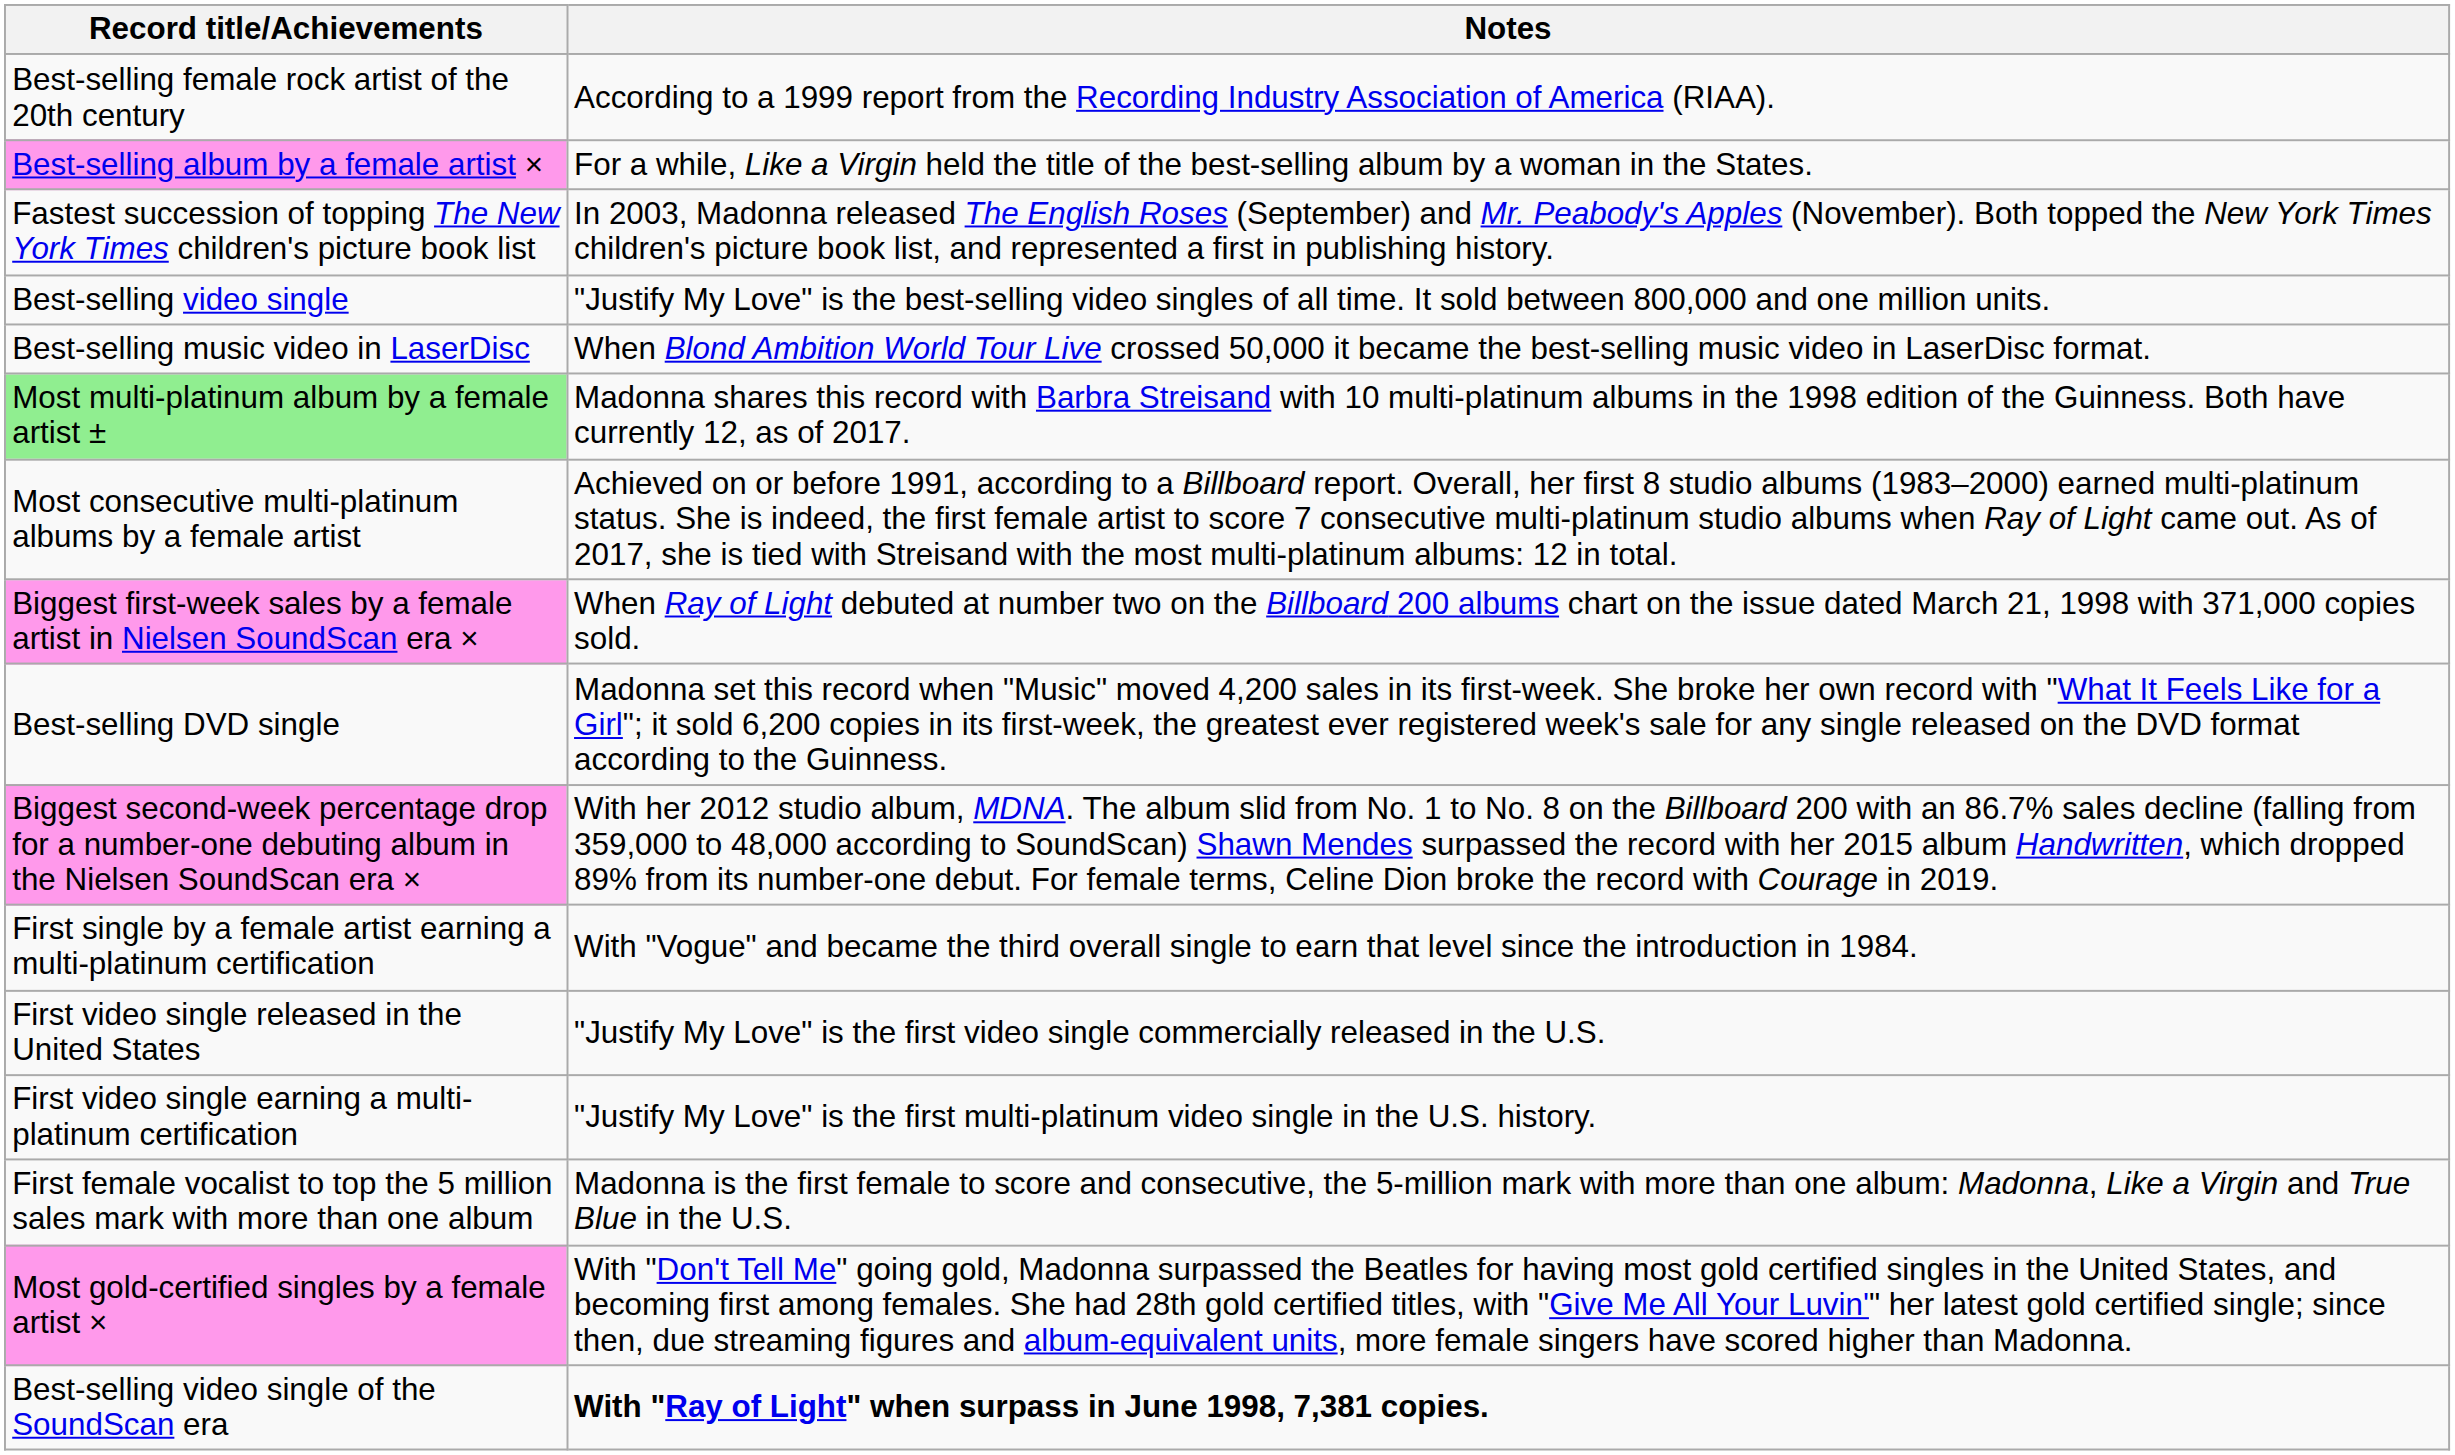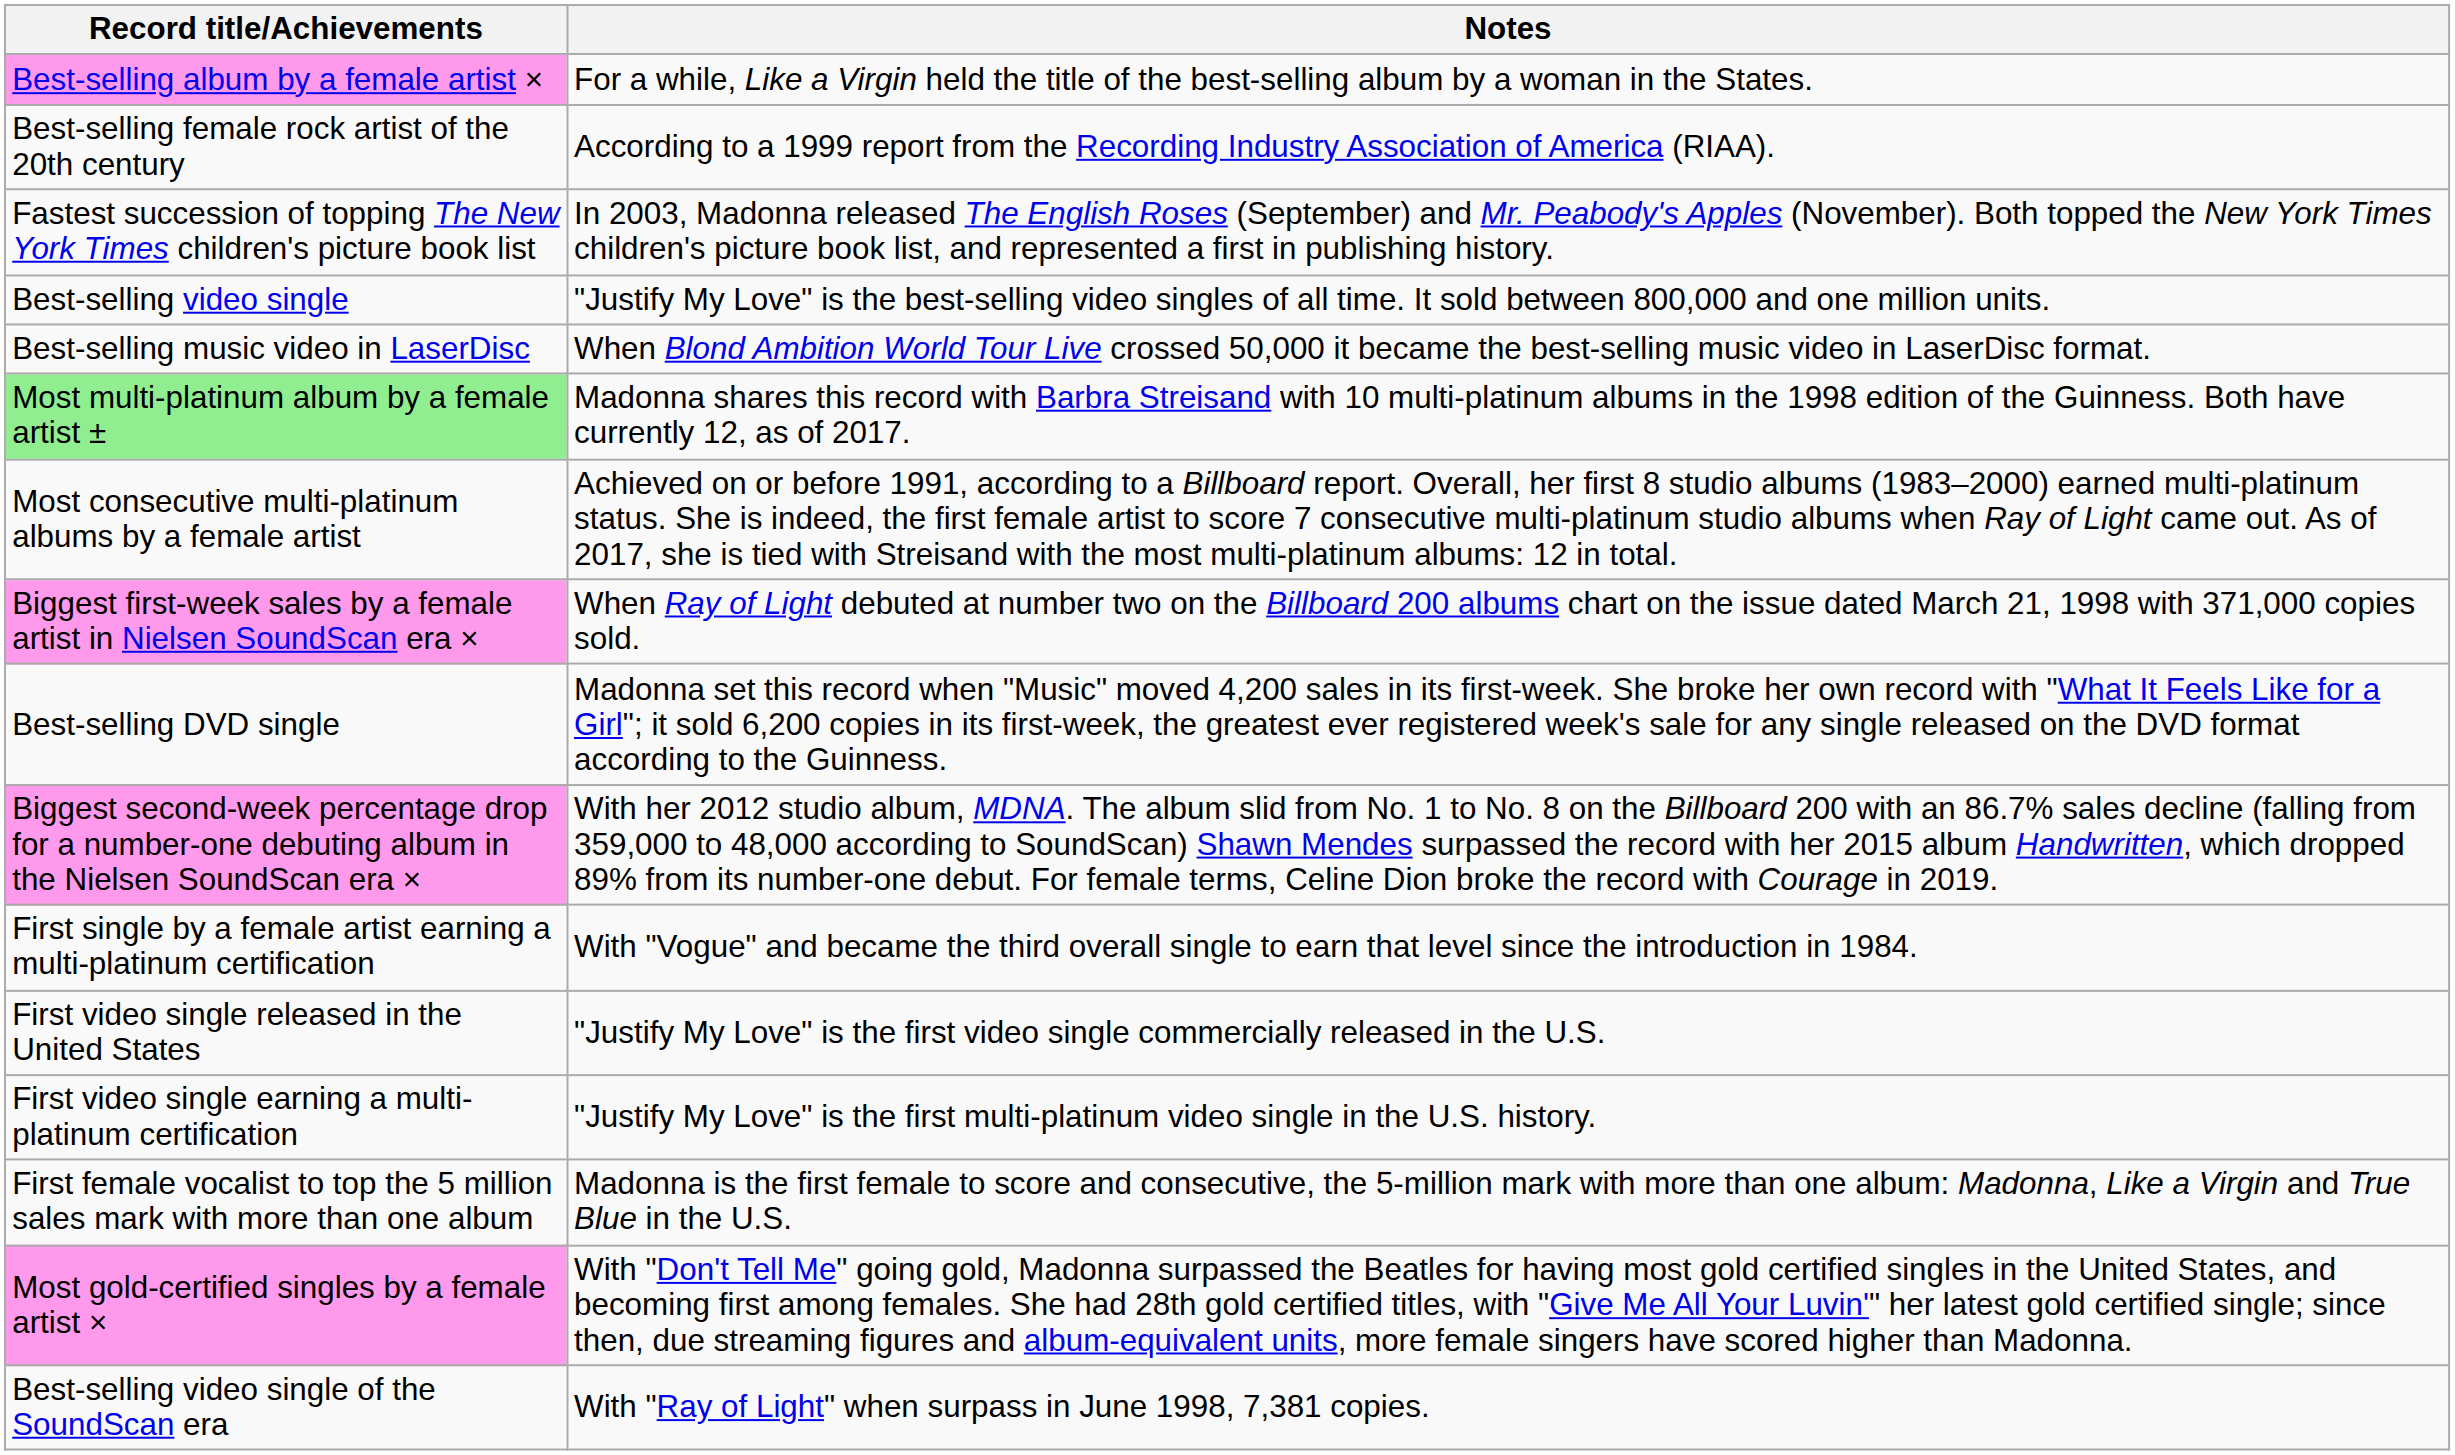rows swapped: (261, 96) <-> (278, 164)
(1031, 1407) bold -> (1002, 1407) normal
